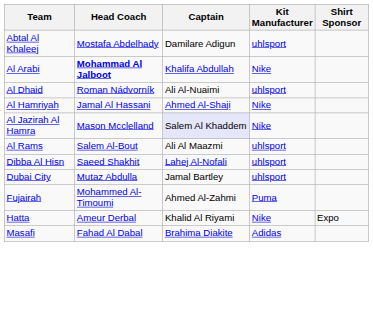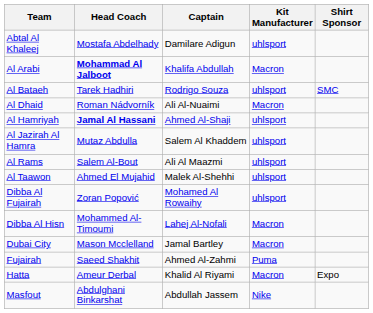(261, 69) Nike -> (268, 69) Macron
+ row: (27, 90)
(269, 90) uhlsport -> (268, 105) Macron
(114, 105) normal -> (116, 120) bold
(261, 105) Nike -> (269, 120) uhlsport
(115, 126) Mason Mcclelland -> (107, 141) Mutaz Abdulla
(206, 126) lavender background -> (206, 141) no background
(261, 126) Nike -> (269, 141) uhlsport
+ row: (29, 177)
+ row: (24, 197)
(108, 161) Saeed Shakhit -> (109, 223) Mohammed Al-Timoumi
(269, 161) uhlsport -> (268, 223) Macron
(107, 177) Mutaz Abdulla -> (115, 244) Mason Mcclelland
(269, 177) uhlsport -> (268, 244) Macron
(109, 197) Mohammed Al-Timoumi -> (108, 259) Saeed Shakhit
(261, 218) Nike -> (268, 274) Macron
- row: (21, 233)
+ row: (24, 295)
